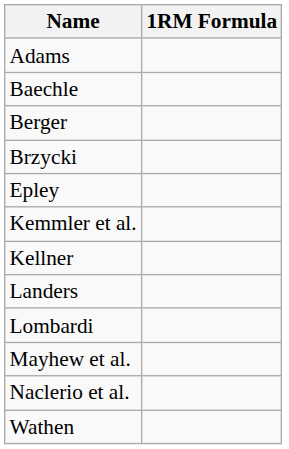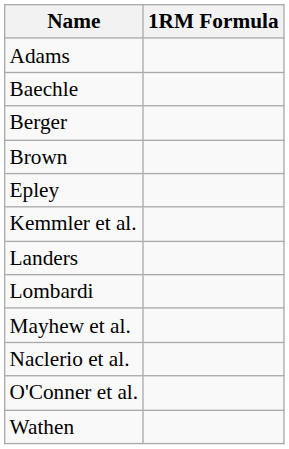+ row: (39, 156)
- row: (43, 156)
- row: (41, 257)
+ row: (74, 392)
